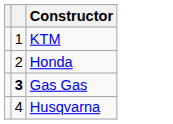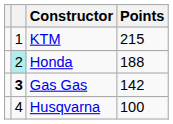+ column: (142, 16)
(19, 61) no background -> (19, 61) paleturquoise background
